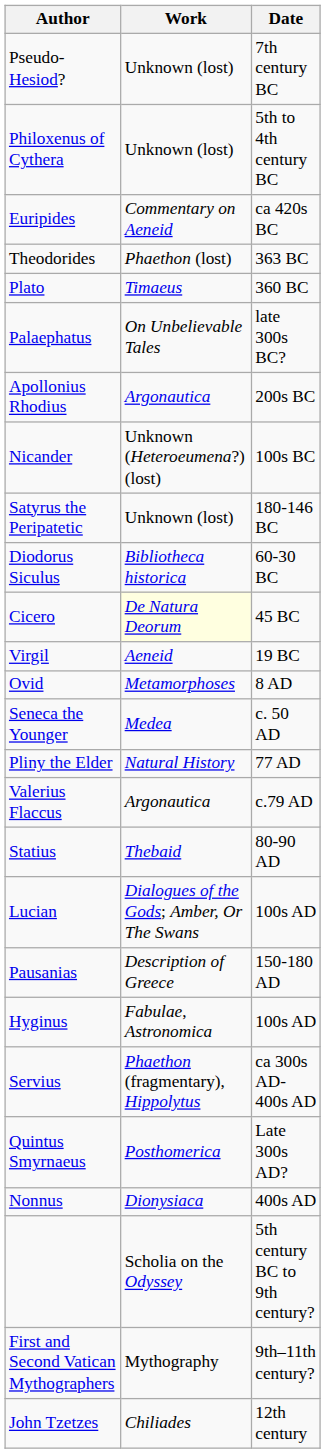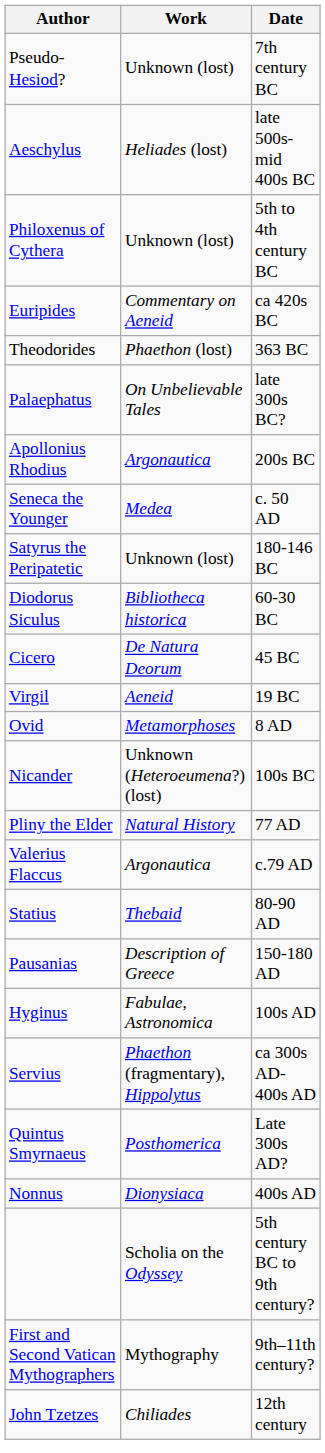+ row: (45, 149)
- row: (27, 287)
rows swapped: (41, 457) <-> (46, 723)
(161, 616) lightyellow background -> (162, 657) no background
- row: (33, 911)
